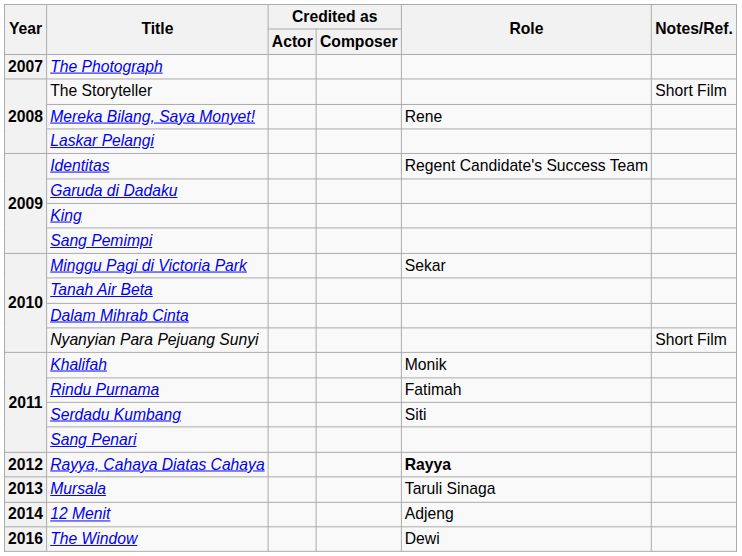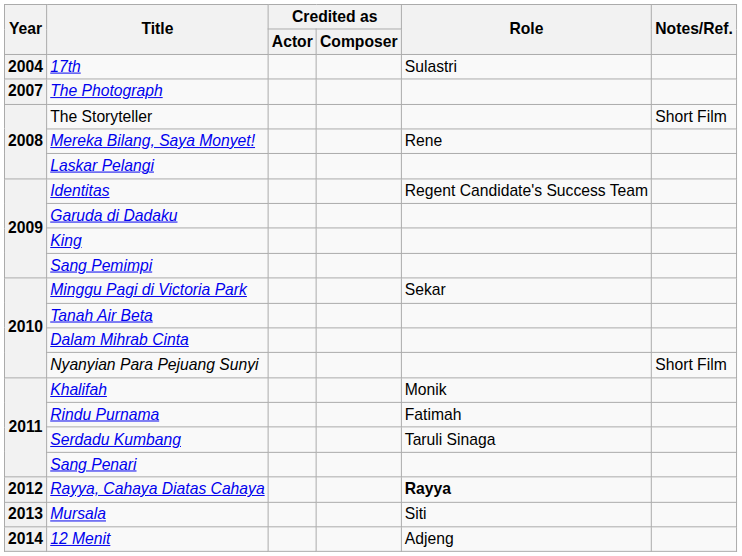+ row: (65, 66)
(416, 414) Siti -> (450, 439) Taruli Sinaga
(450, 489) Taruli Sinaga -> (416, 514) Siti
- row: (94, 539)
